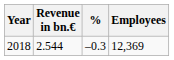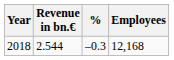(128, 45) 12,369 -> (128, 45) 12,168
